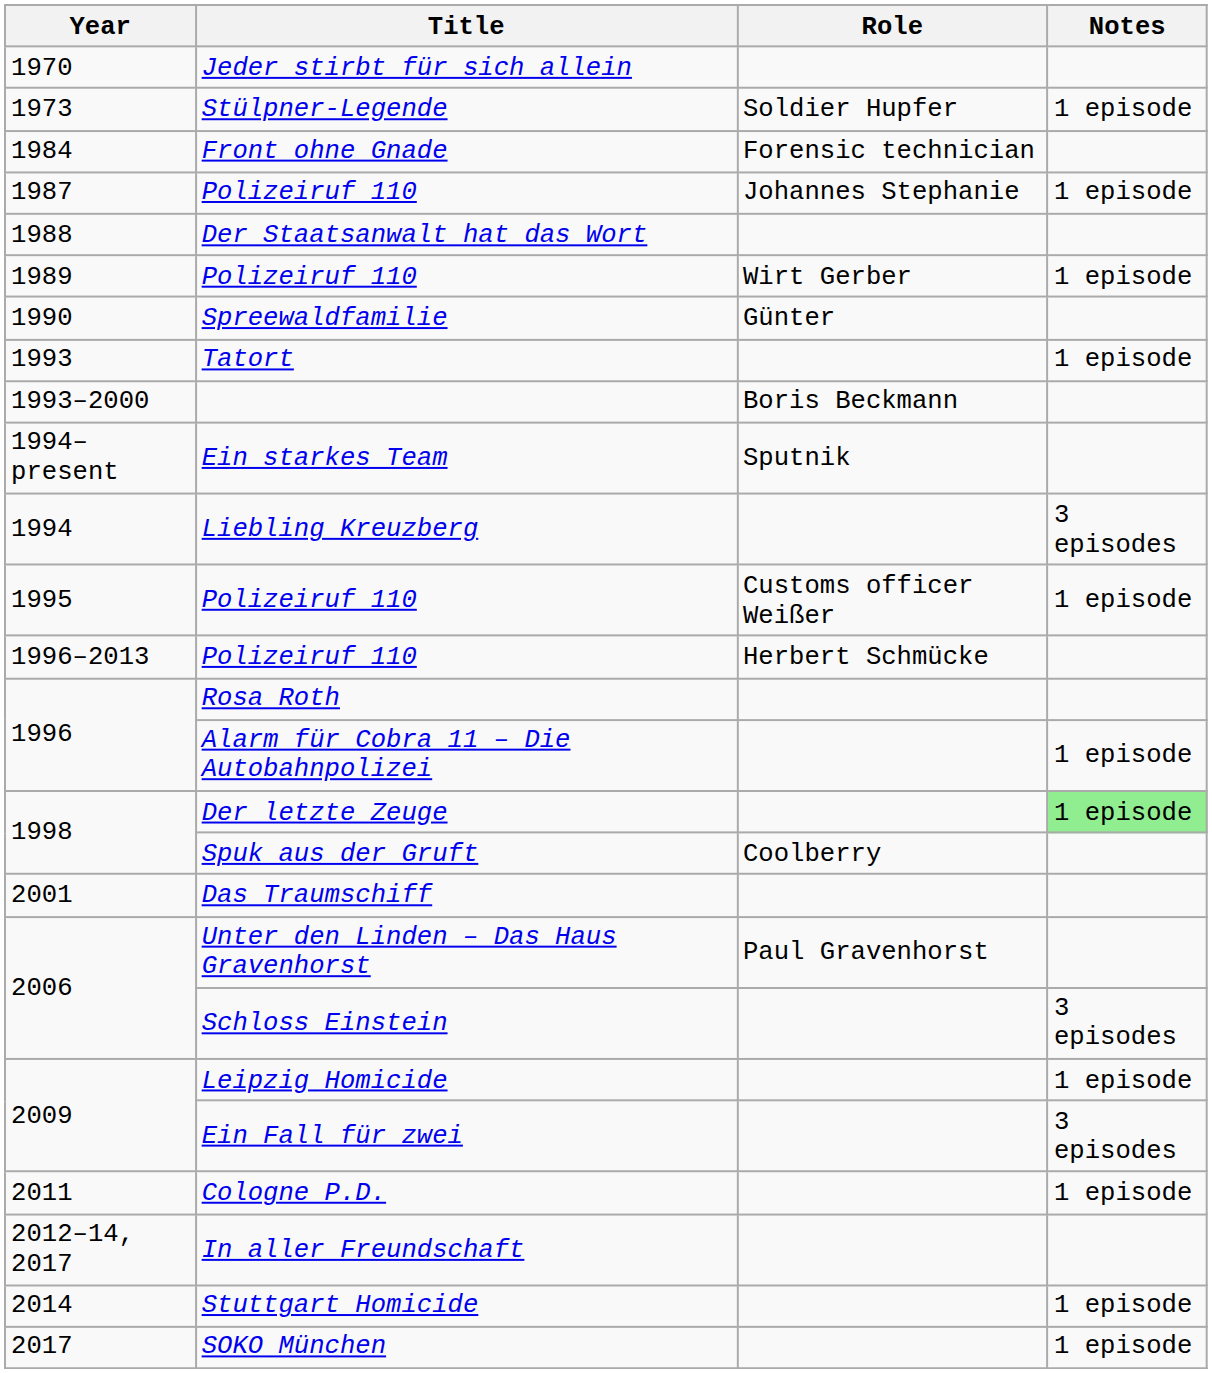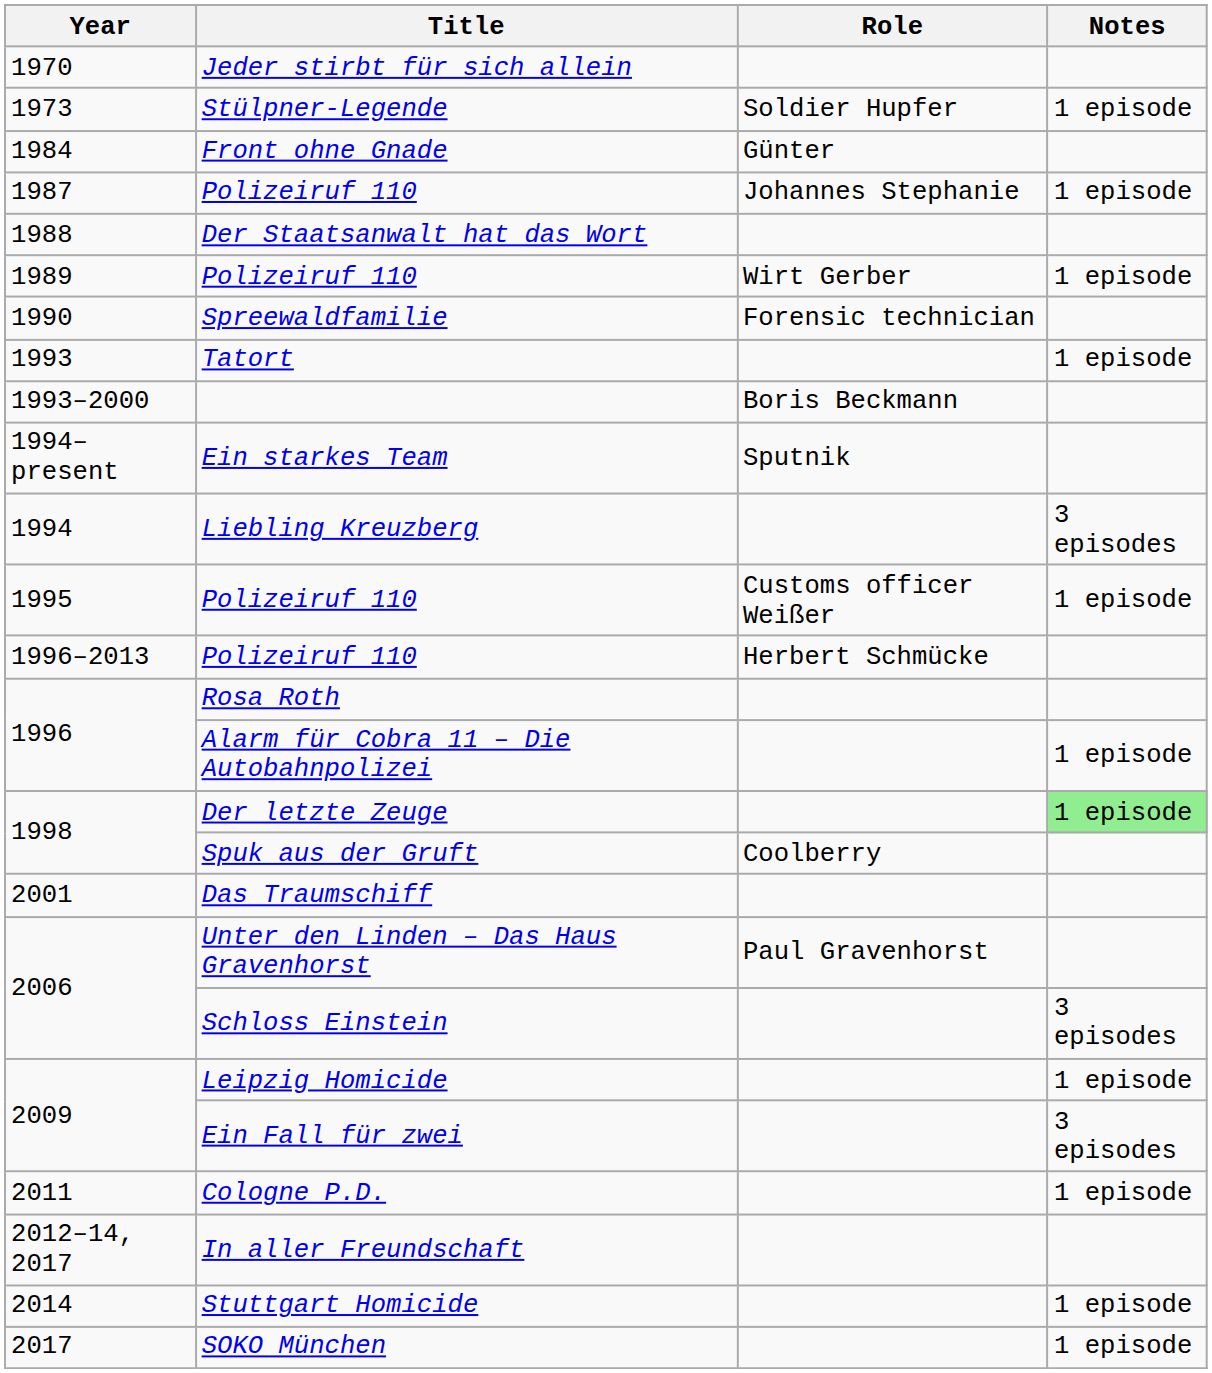(889, 151) Forensic technician -> (789, 151) Günter
(789, 318) Günter -> (889, 318) Forensic technician
